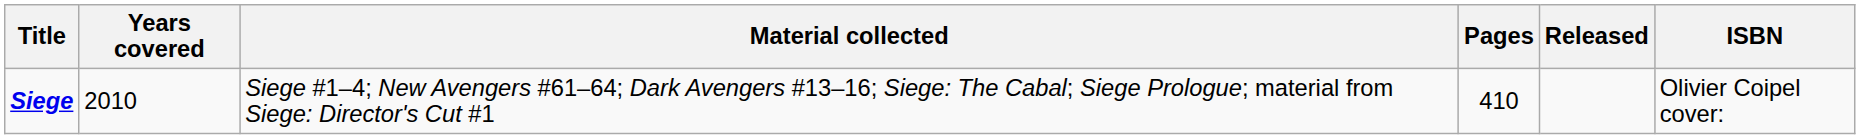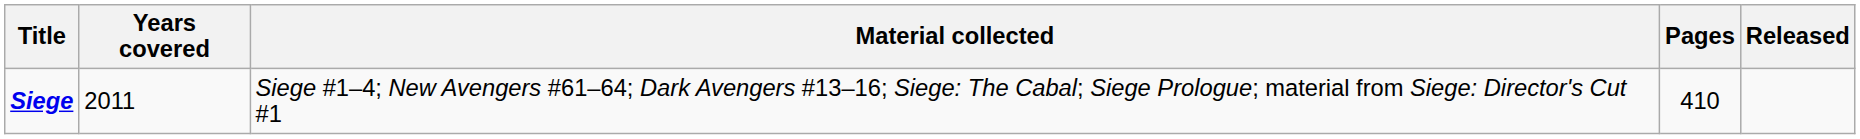- column: (1755, 36)
(111, 100) 2010 -> (110, 100) 2011
